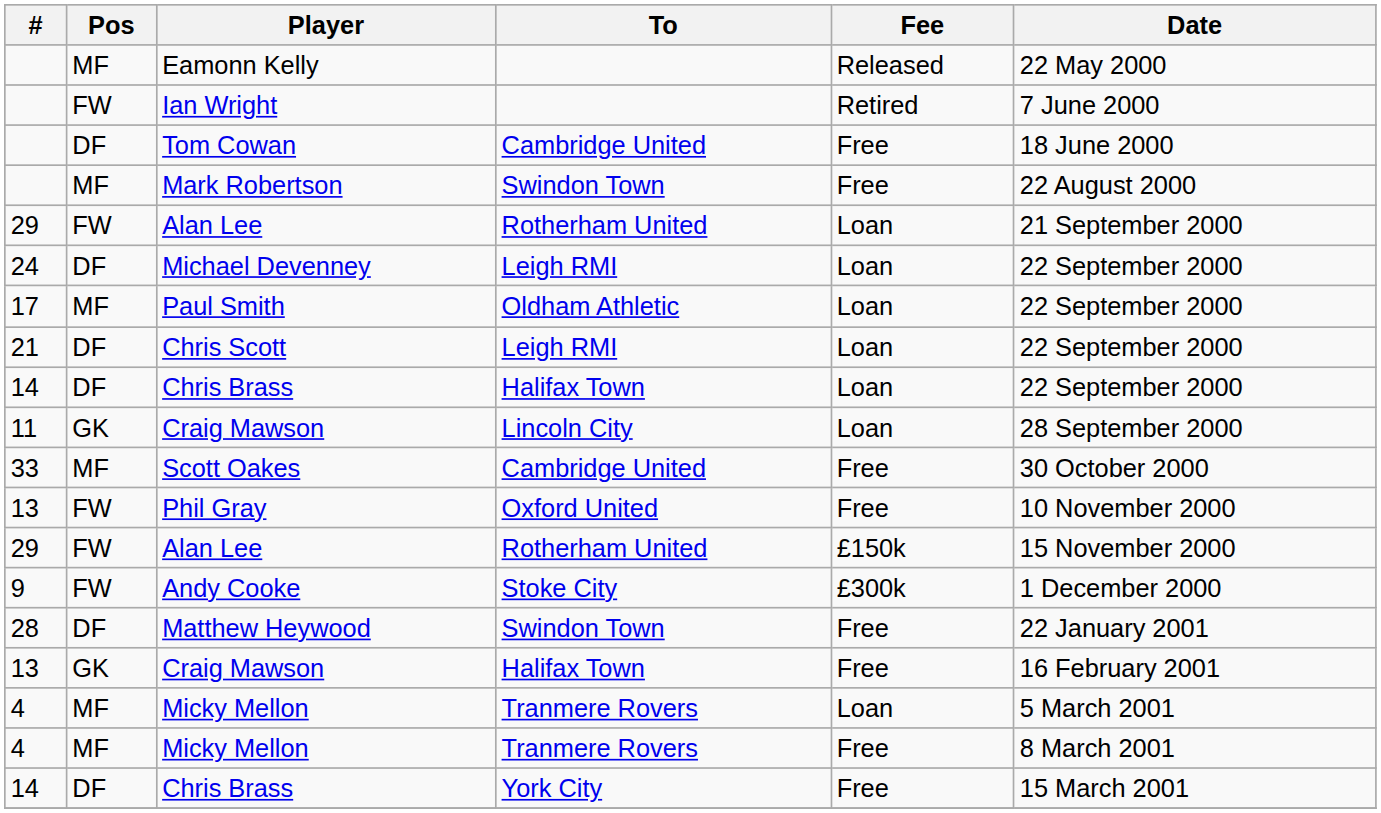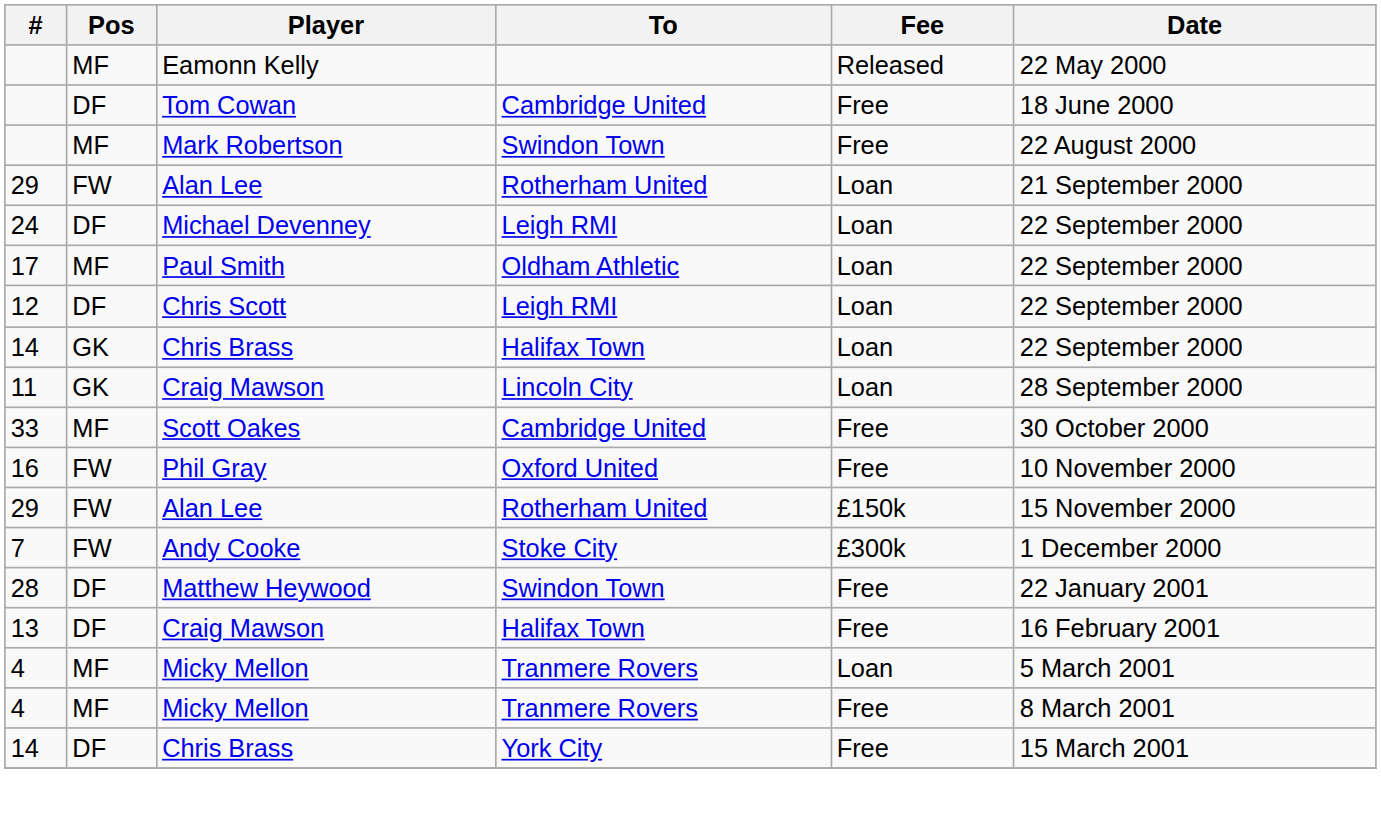- row: (220, 105)
(25, 347) 21 -> (25, 306) 12
(89, 387) DF -> (91, 347) GK
(25, 507) 13 -> (25, 467) 16
(18, 588) 9 -> (18, 548) 7
(91, 668) GK -> (89, 628) DF
